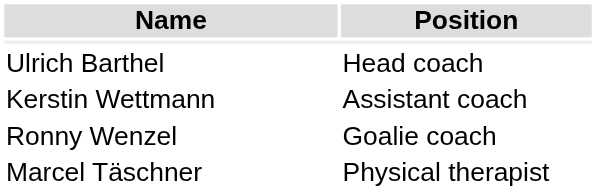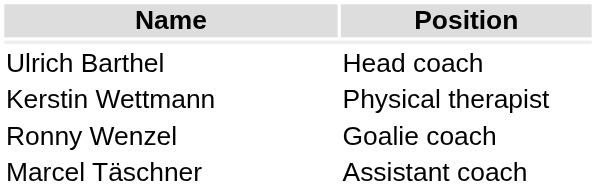(435, 99) Assistant coach -> (446, 99) Physical therapist
(446, 172) Physical therapist -> (435, 172) Assistant coach
